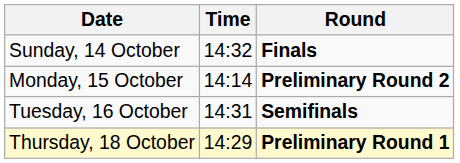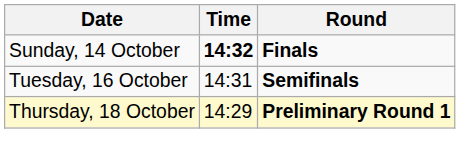(228, 50) normal -> (229, 50) bold
- row: (96, 81)
